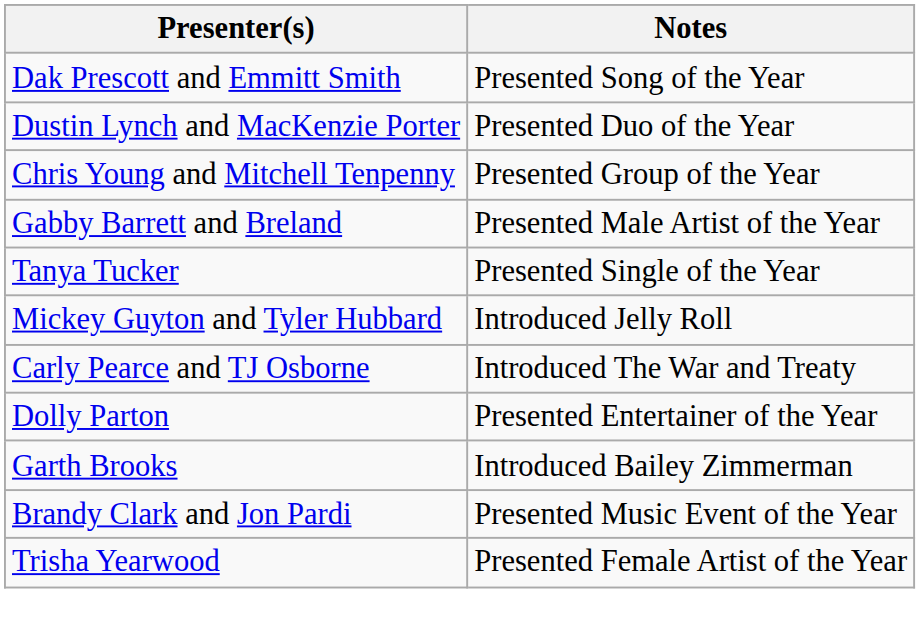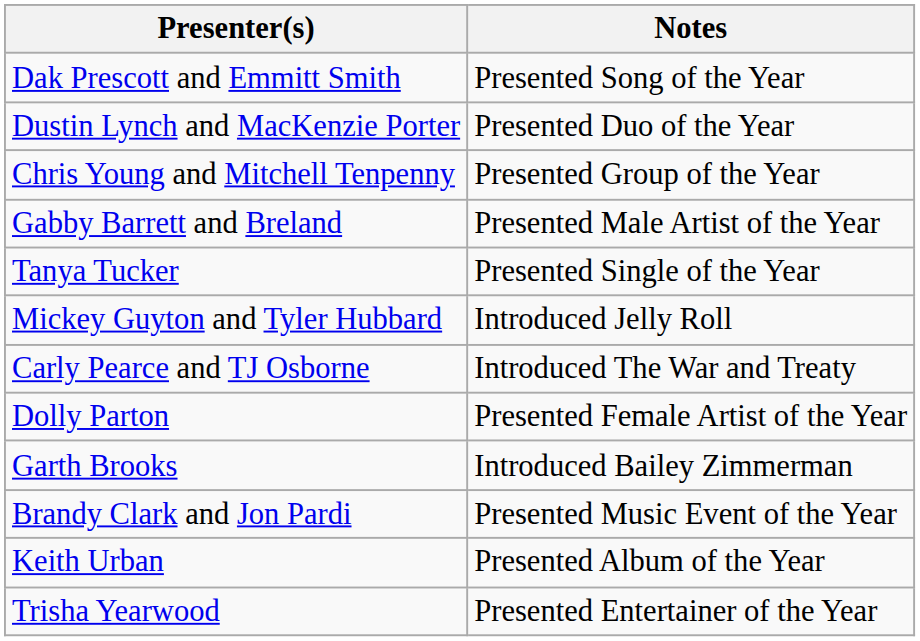(676, 416) Presented Entertainer of the Year -> (691, 416) Presented Female Artist of the Year
+ row: (88, 561)
(691, 561) Presented Female Artist of the Year -> (676, 610) Presented Entertainer of the Year
